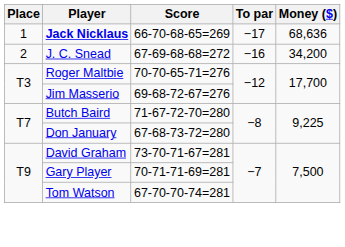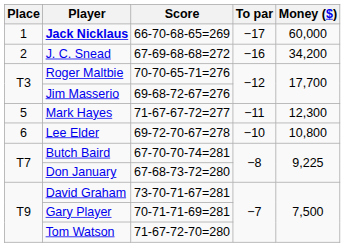(308, 34) 68,636 -> (308, 34) 60,000
+ row: (79, 113)
+ row: (72, 133)
(182, 113) 71-67-72-70=280 -> (182, 152) 67-70-70-74=281
(182, 192) 67-70-70-74=281 -> (182, 232) 71-67-72-70=280
